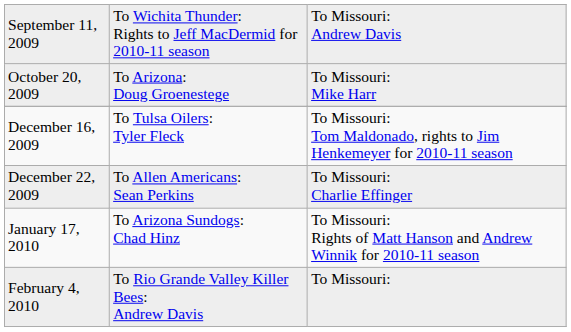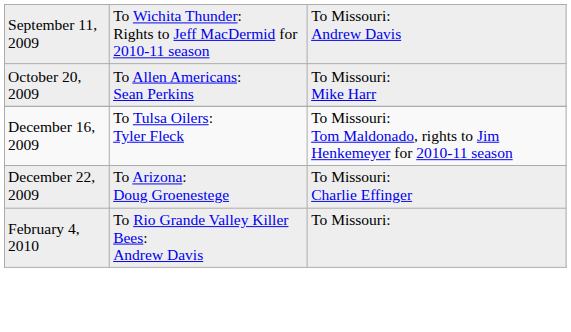(171, 85) To Arizona: Doug Groenestege -> (177, 85) To Allen Americans: Sean Perkins
(177, 186) To Allen Americans: Sean Perkins -> (171, 186) To Arizona: Doug Groenestege
- row: (44, 237)
